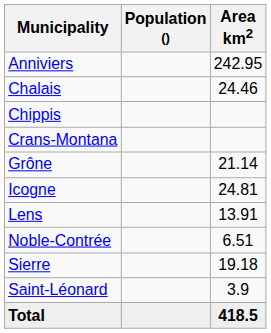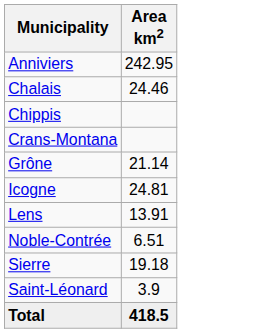- column: (166, 28)
